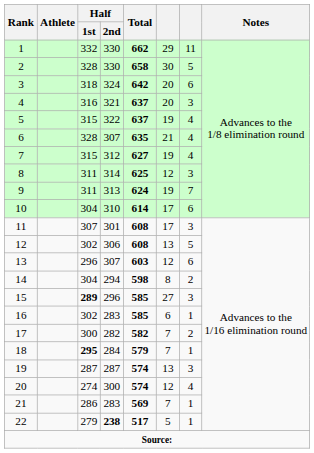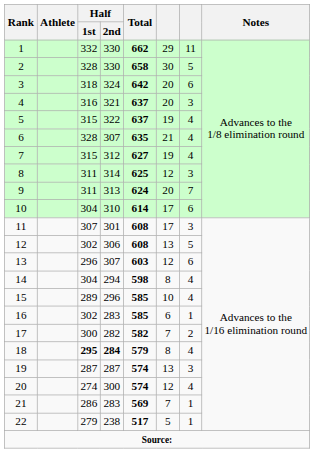(168, 191) 19 -> (168, 191) 20
(191, 279) 2 -> (191, 279) 4
(89, 297) bold -> (89, 297) normal
(168, 297) 27 -> (168, 297) 10
(191, 297) 3 -> (191, 297) 4
(112, 350) normal -> (112, 350) bold
(168, 350) 7 -> (168, 350) 8
(191, 350) 1 -> (191, 350) 4
(112, 421) bold -> (112, 421) normal
